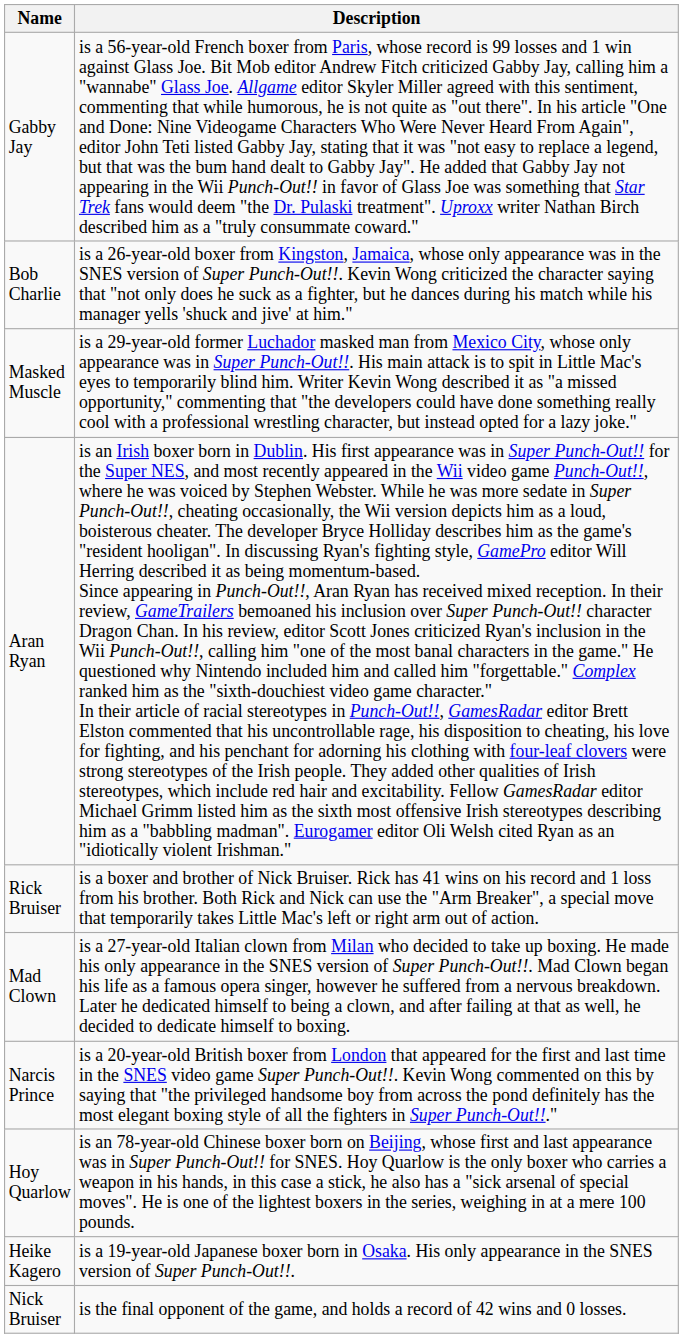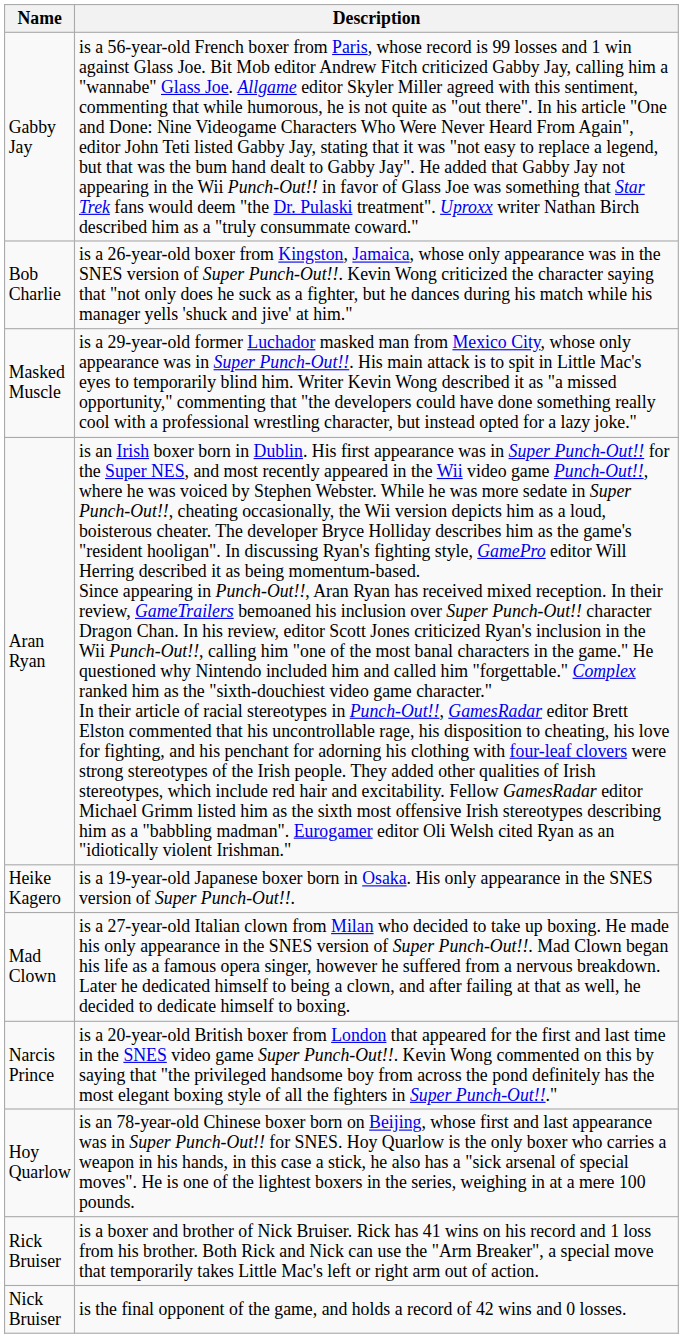rows swapped: (35, 1261) <-> (35, 898)
